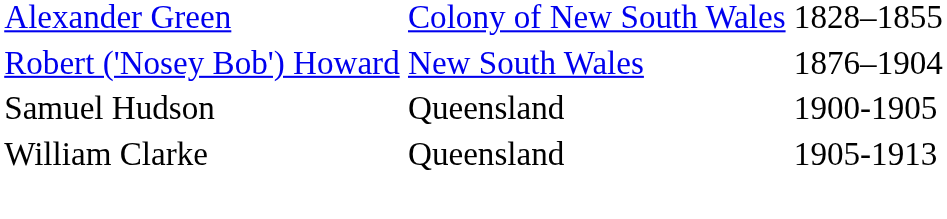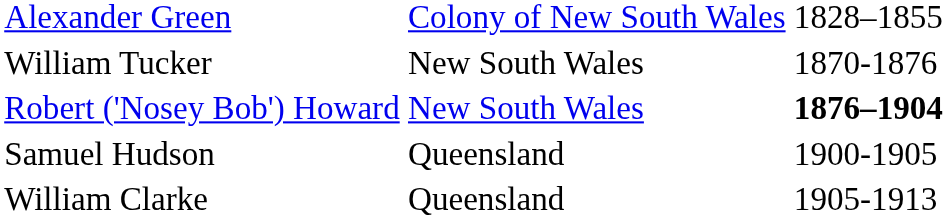+ row: (108, 62)
(868, 62) normal -> (868, 108) bold
